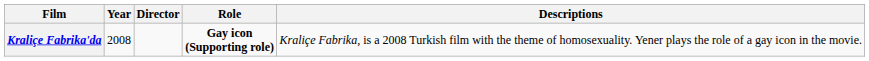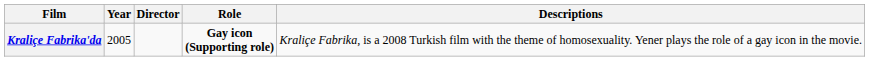(119, 39) 2008 -> (119, 39) 2005
